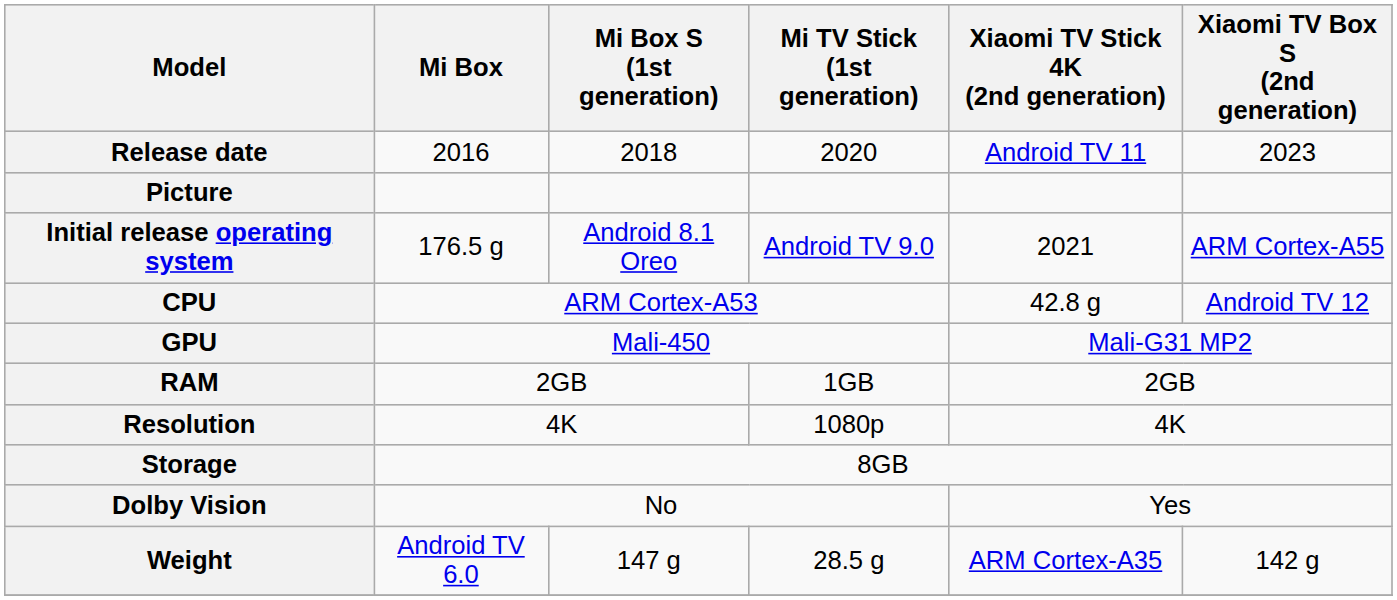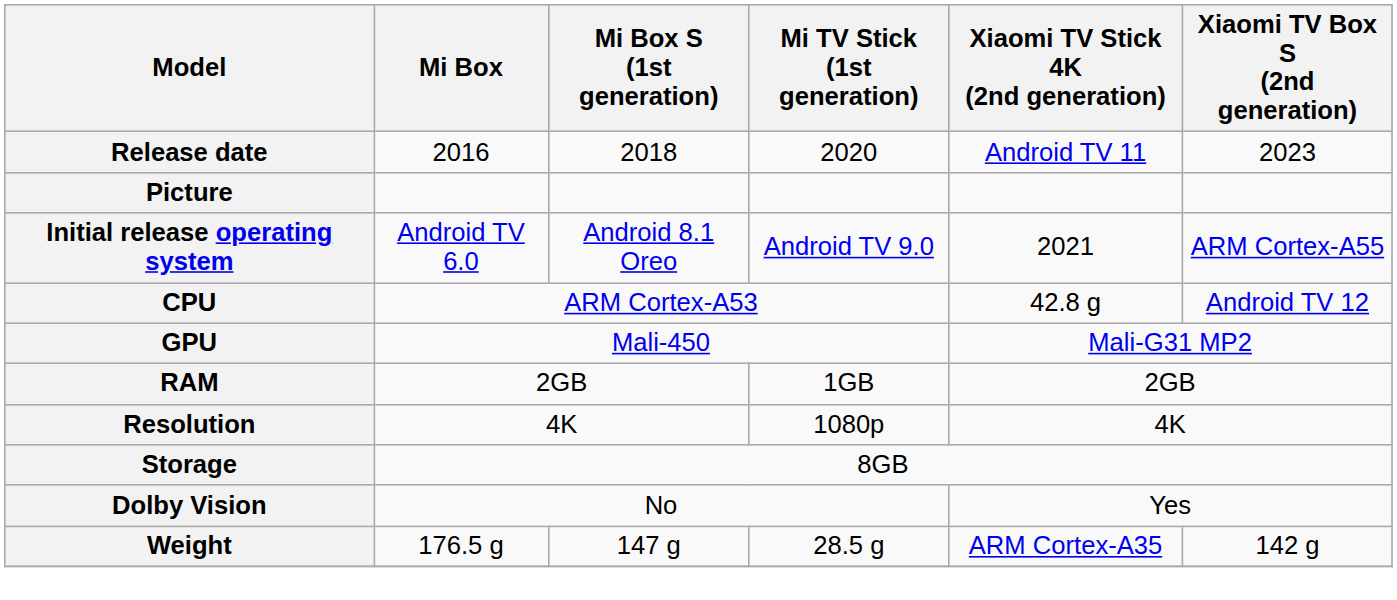(461, 247) 176.5 g -> (461, 247) Android TV 6.0
(461, 560) Android TV 6.0 -> (461, 546) 176.5 g
